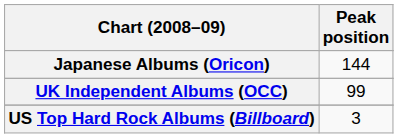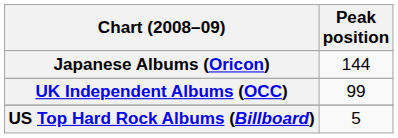(356, 118) 3 -> (356, 118) 5
